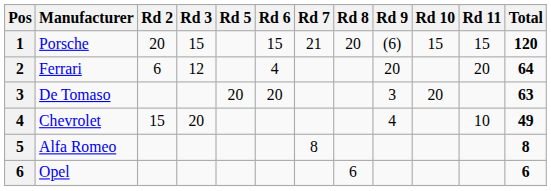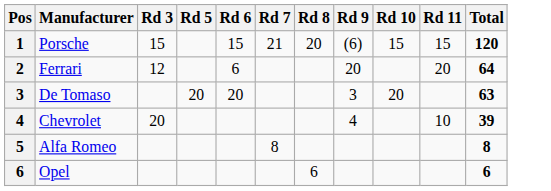- column: (157, 17)
(275, 69) 4 -> (235, 69) 6
(526, 121) 49 -> (487, 121) 39
